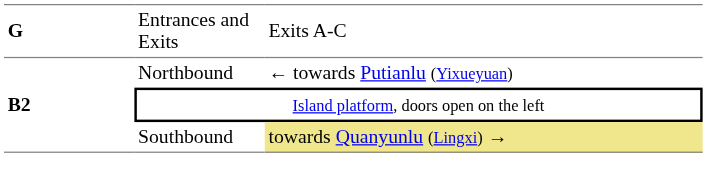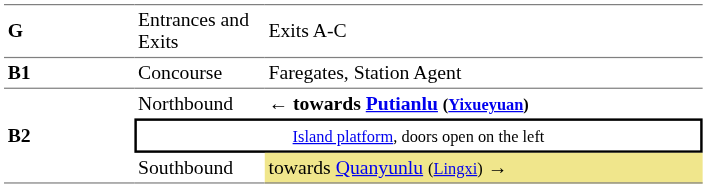+ row: (180, 72)
(391, 72) normal -> (399, 103) bold
